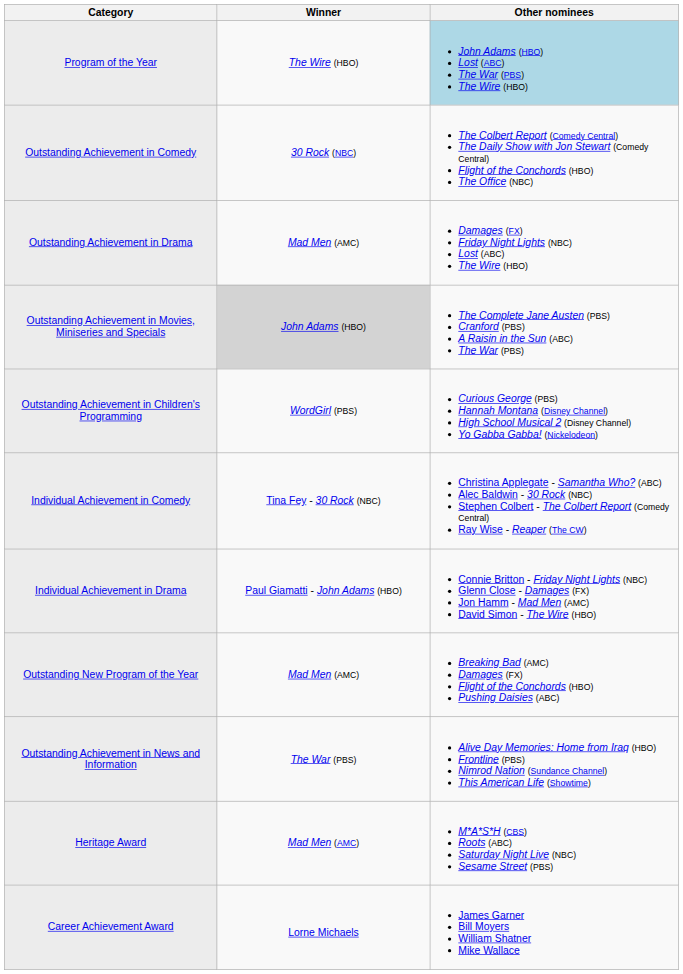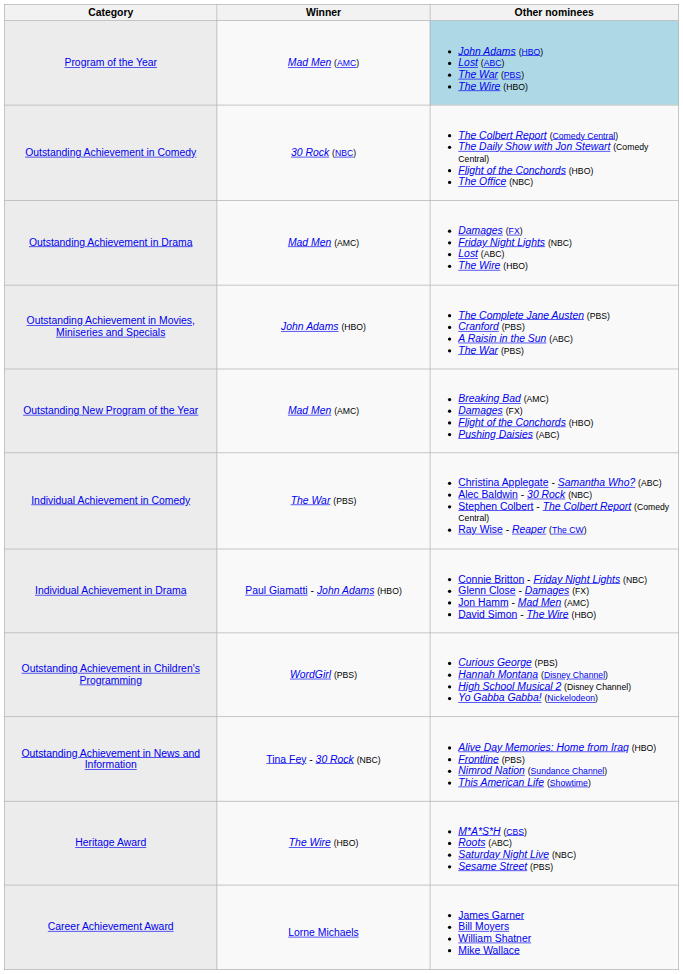(324, 63) The Wire (HBO) -> (324, 63) Mad Men (AMC)
(324, 327) lightgrey background -> (324, 327) no background
rows swapped: (111, 675) <-> (111, 411)
(324, 501) Tina Fey - 30 Rock (NBC) -> (324, 501) The War (PBS)
(324, 759) The War (PBS) -> (324, 759) Tina Fey - 30 Rock (NBC)
(324, 843) Mad Men (AMC) -> (324, 843) The Wire (HBO)
